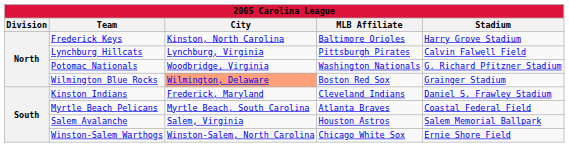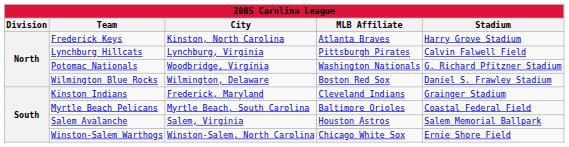(362, 39) Baltimore Orioles -> (354, 39) Atlanta Braves
(218, 80) lightsalmon background -> (218, 80) no background
(465, 80) Grainger Stadium -> (488, 80) Daniel S. Frawley Stadium
(488, 94) Daniel S. Frawley Stadium -> (465, 94) Grainger Stadium
(354, 108) Atlanta Braves -> (362, 108) Baltimore Orioles
